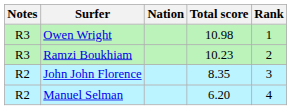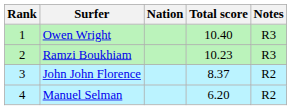columns swapped: (269, 14) <-> (22, 14)
(219, 34) 10.98 -> (218, 34) 10.40
(219, 74) 8.35 -> (218, 74) 8.37
